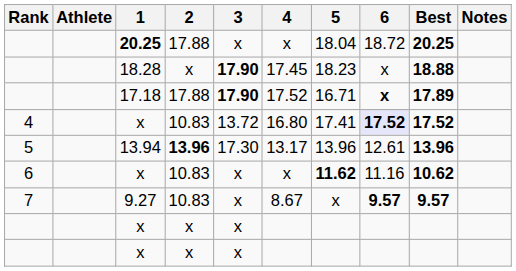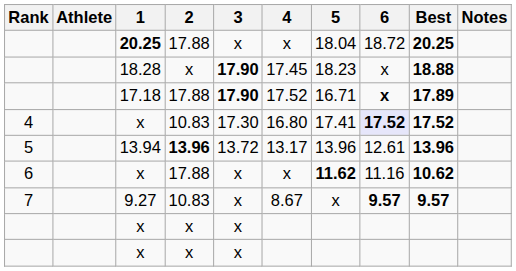(238, 122) 13.72 -> (238, 122) 17.30
(238, 148) 17.30 -> (238, 148) 13.72
(189, 174) 10.83 -> (189, 174) 17.88
